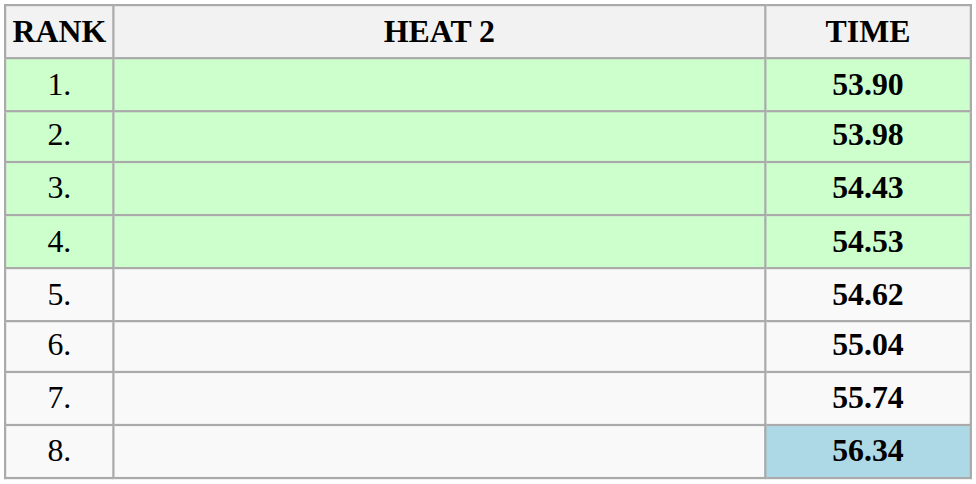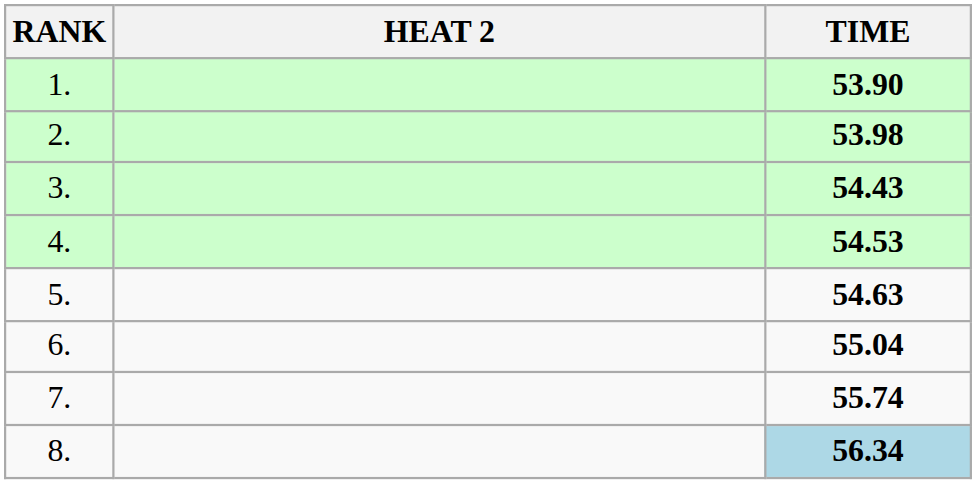(868, 293) 54.62 -> (868, 293) 54.63
